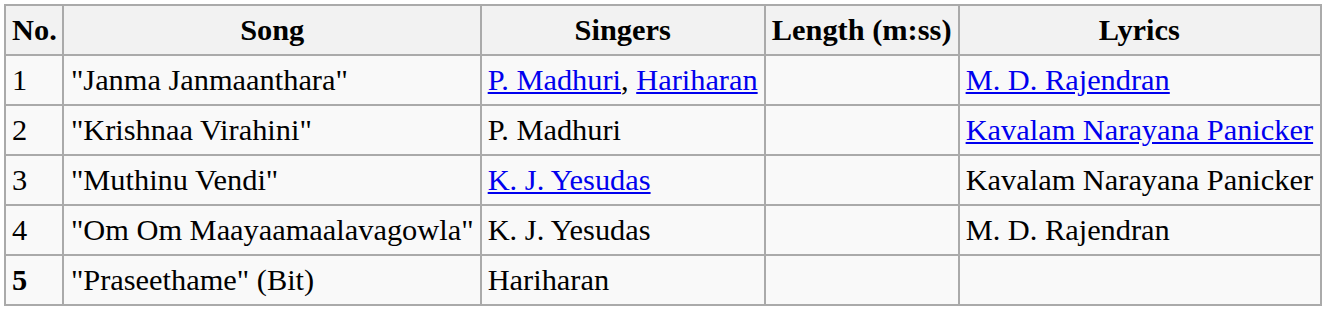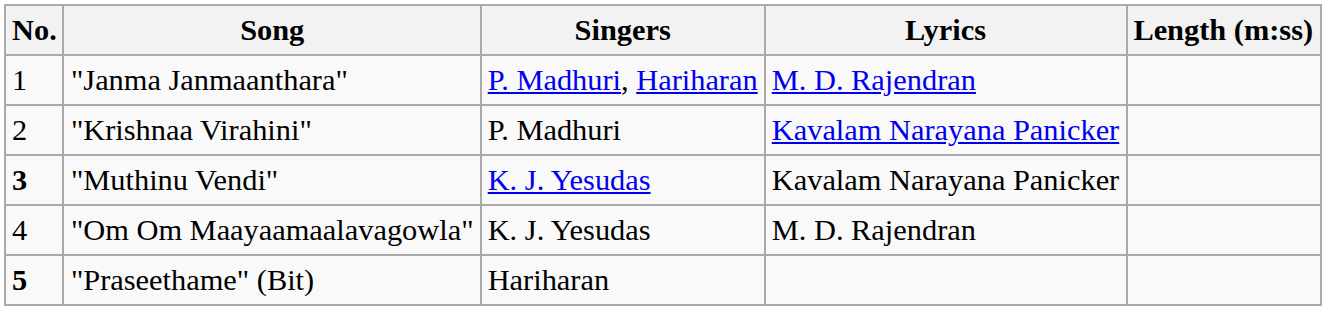columns swapped: (1139, 29) <-> (862, 29)
(20, 180) normal -> (20, 180) bold
